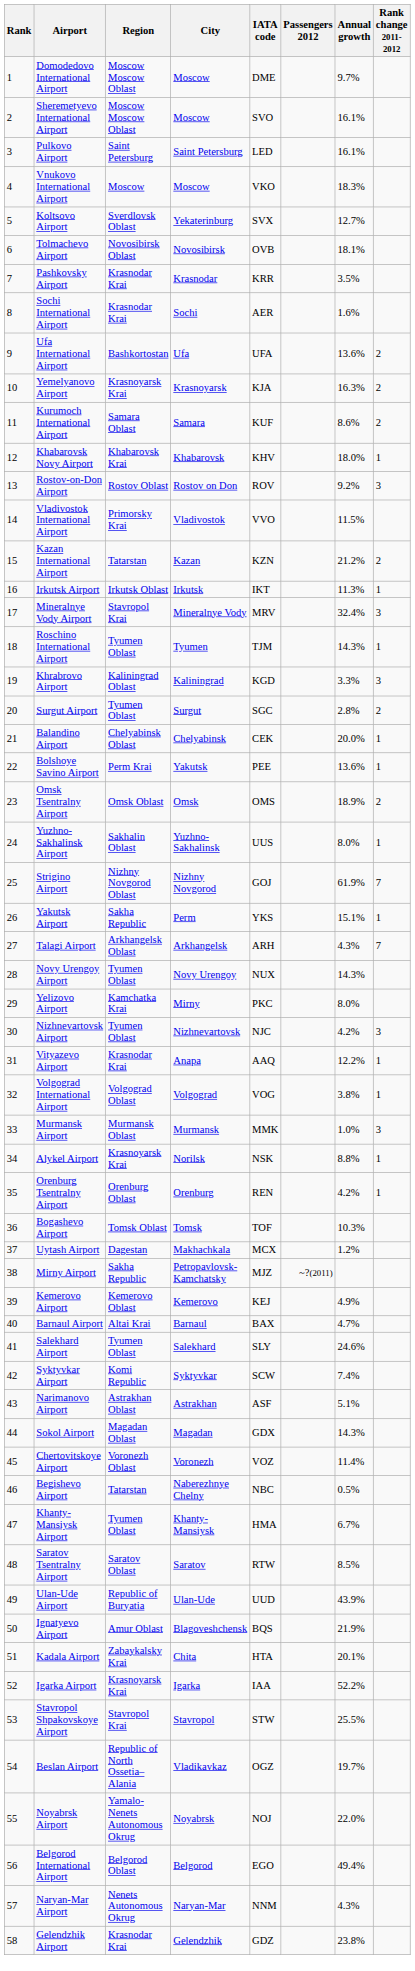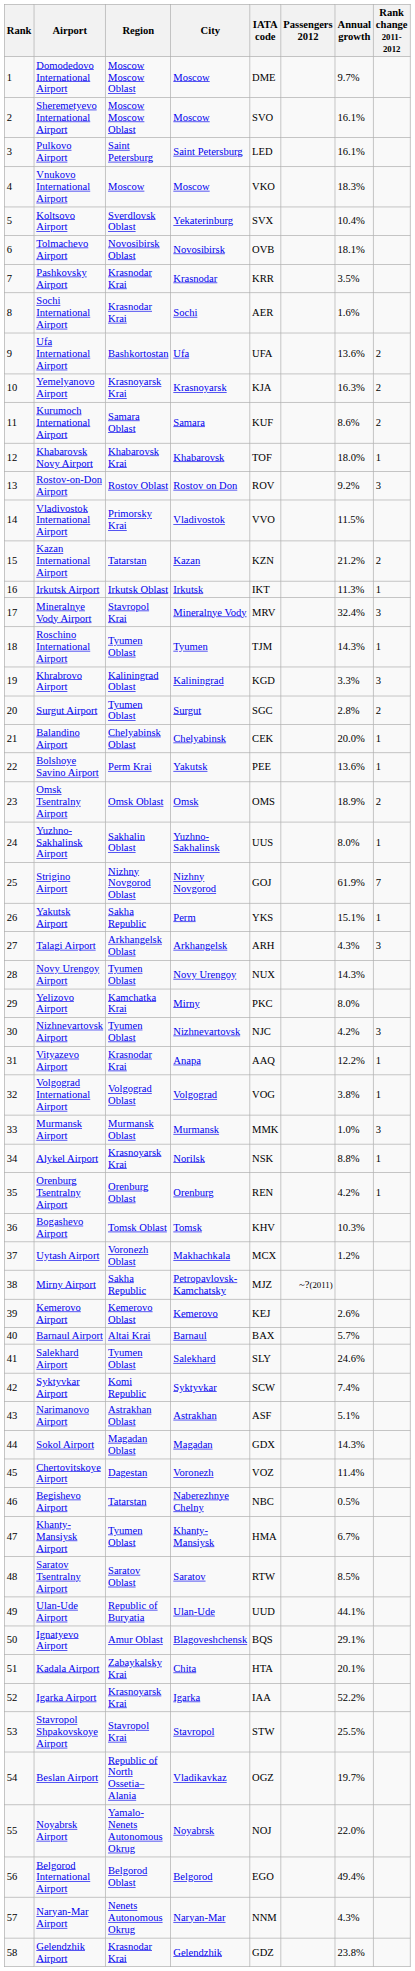(351, 221) 12.7% -> (351, 221) 10.4%
(264, 457) KHV -> (262, 457) TOF
(378, 946) 7 -> (378, 946) 3
(262, 1227) TOF -> (264, 1227) KHV
(128, 1250) Dagestan -> (128, 1256) Voronezh Oblast
(349, 1301) 4.9% -> (349, 1313) 2.6%
(349, 1324) 4.7% -> (349, 1336) 5.7%
(128, 1461) Voronezh Oblast -> (128, 1473) Dagestan
(351, 1599) 43.9% -> (351, 1611) 44.1%
(351, 1628) 21.9% -> (351, 1640) 29.1%
